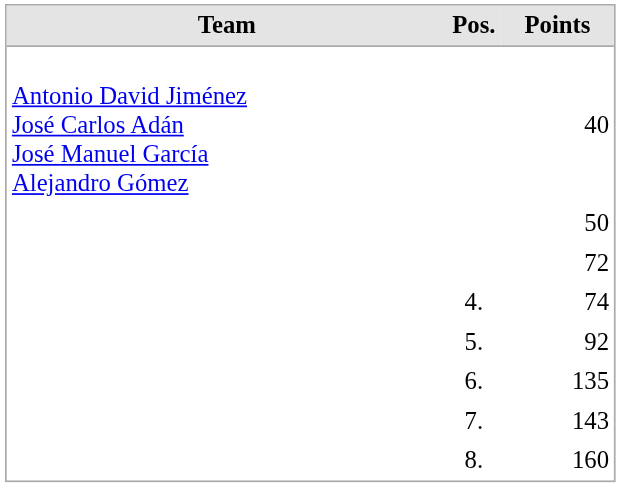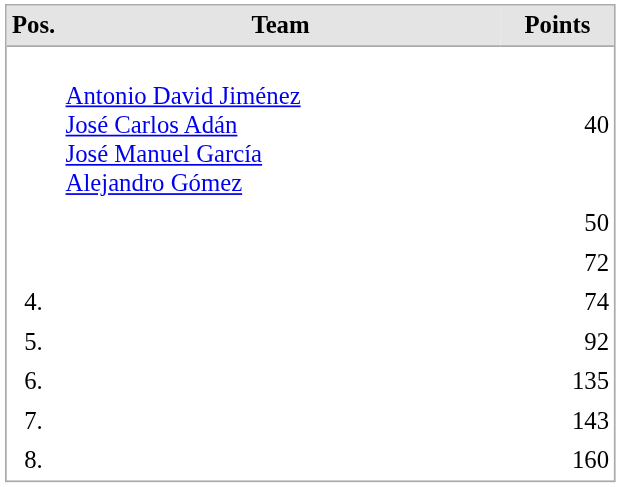columns swapped: (474, 25) <-> (227, 25)
